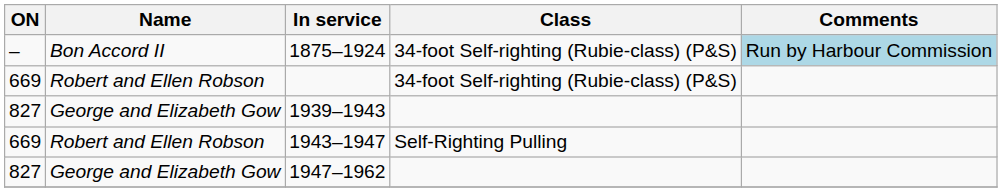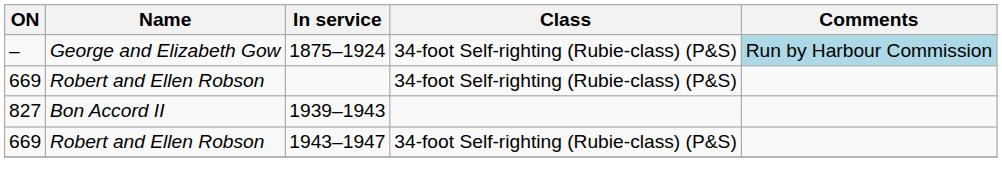(107, 50) Bon Accord II -> (165, 50) George and Elizabeth Gow
(165, 111) George and Elizabeth Gow -> (107, 111) Bon Accord II
(481, 141) Self-Righting Pulling -> (566, 141) 34-foot Self-righting (Rubie-class) (P&S)
- row: (25, 171)
